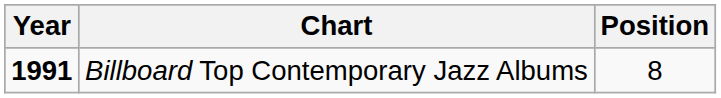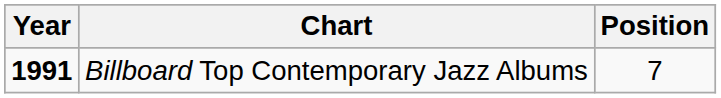(655, 69) 8 -> (655, 69) 7
